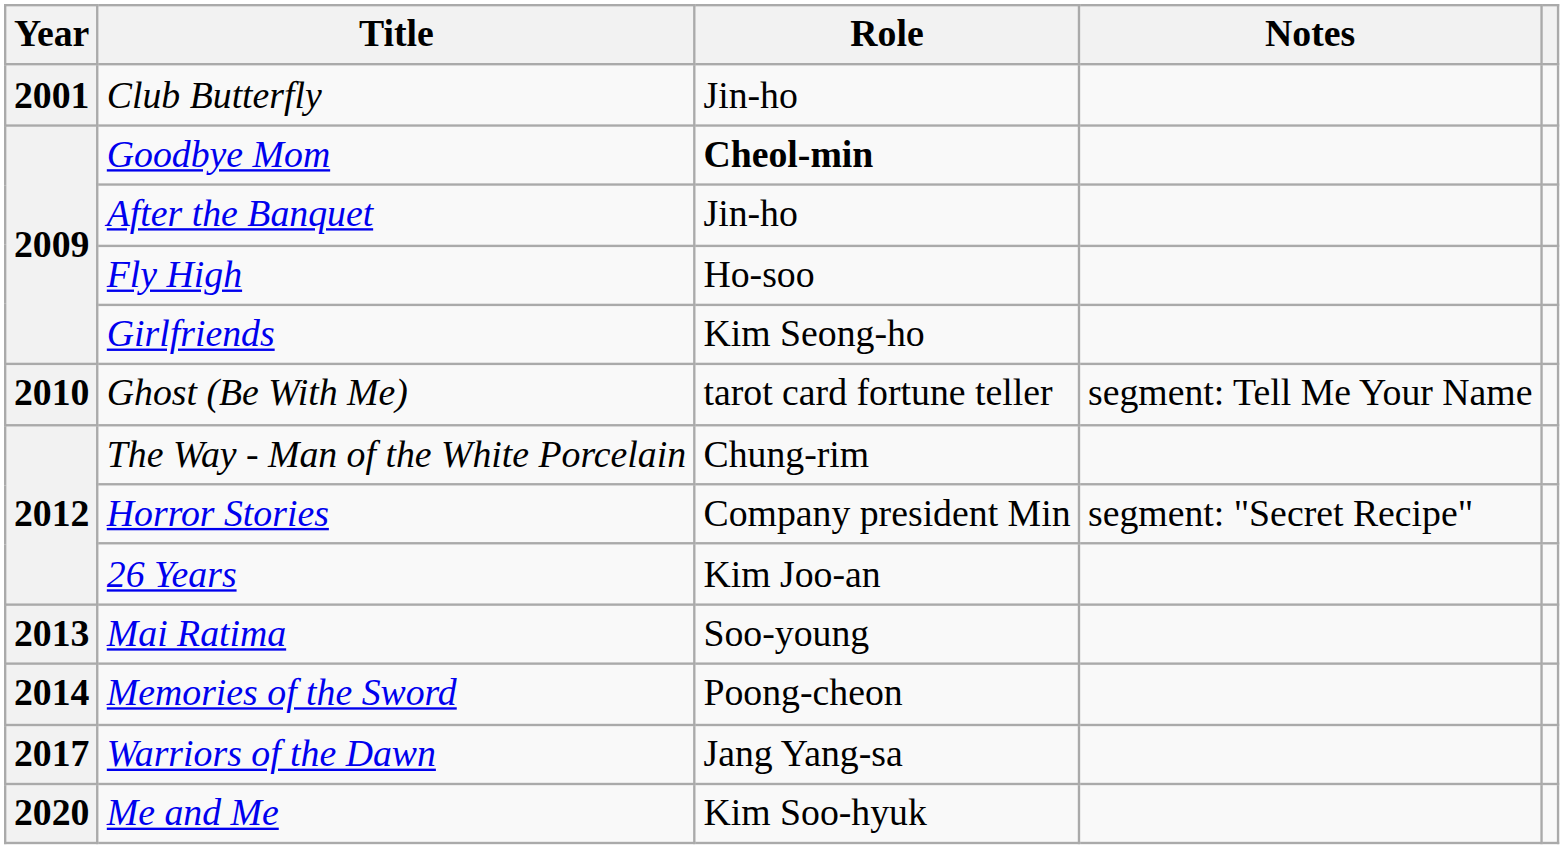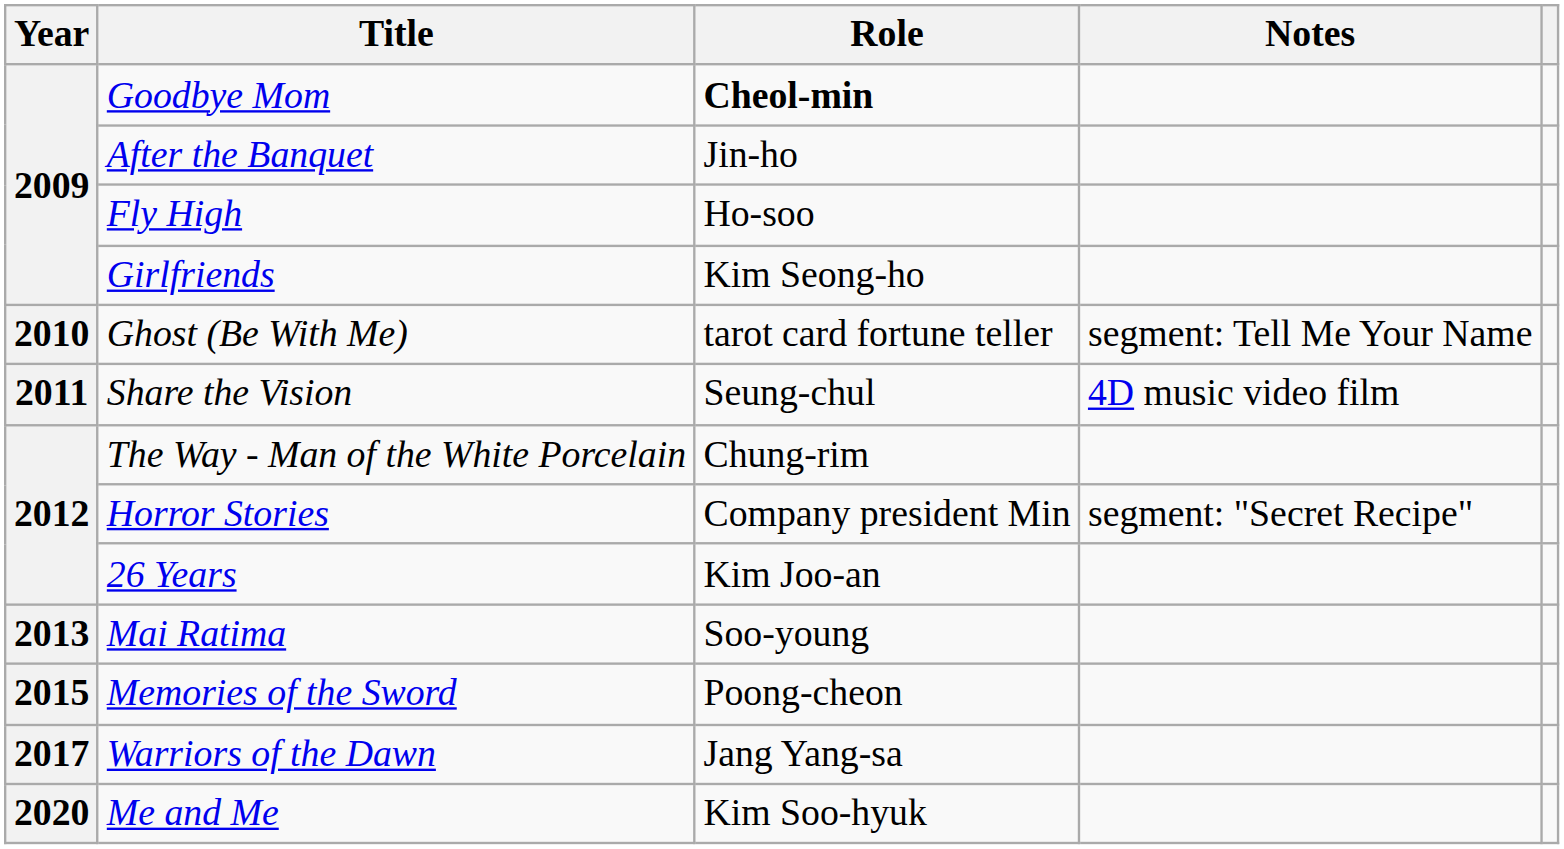- row: (214, 94)
+ row: (230, 393)
(52, 693) 2014 -> (52, 693) 2015
